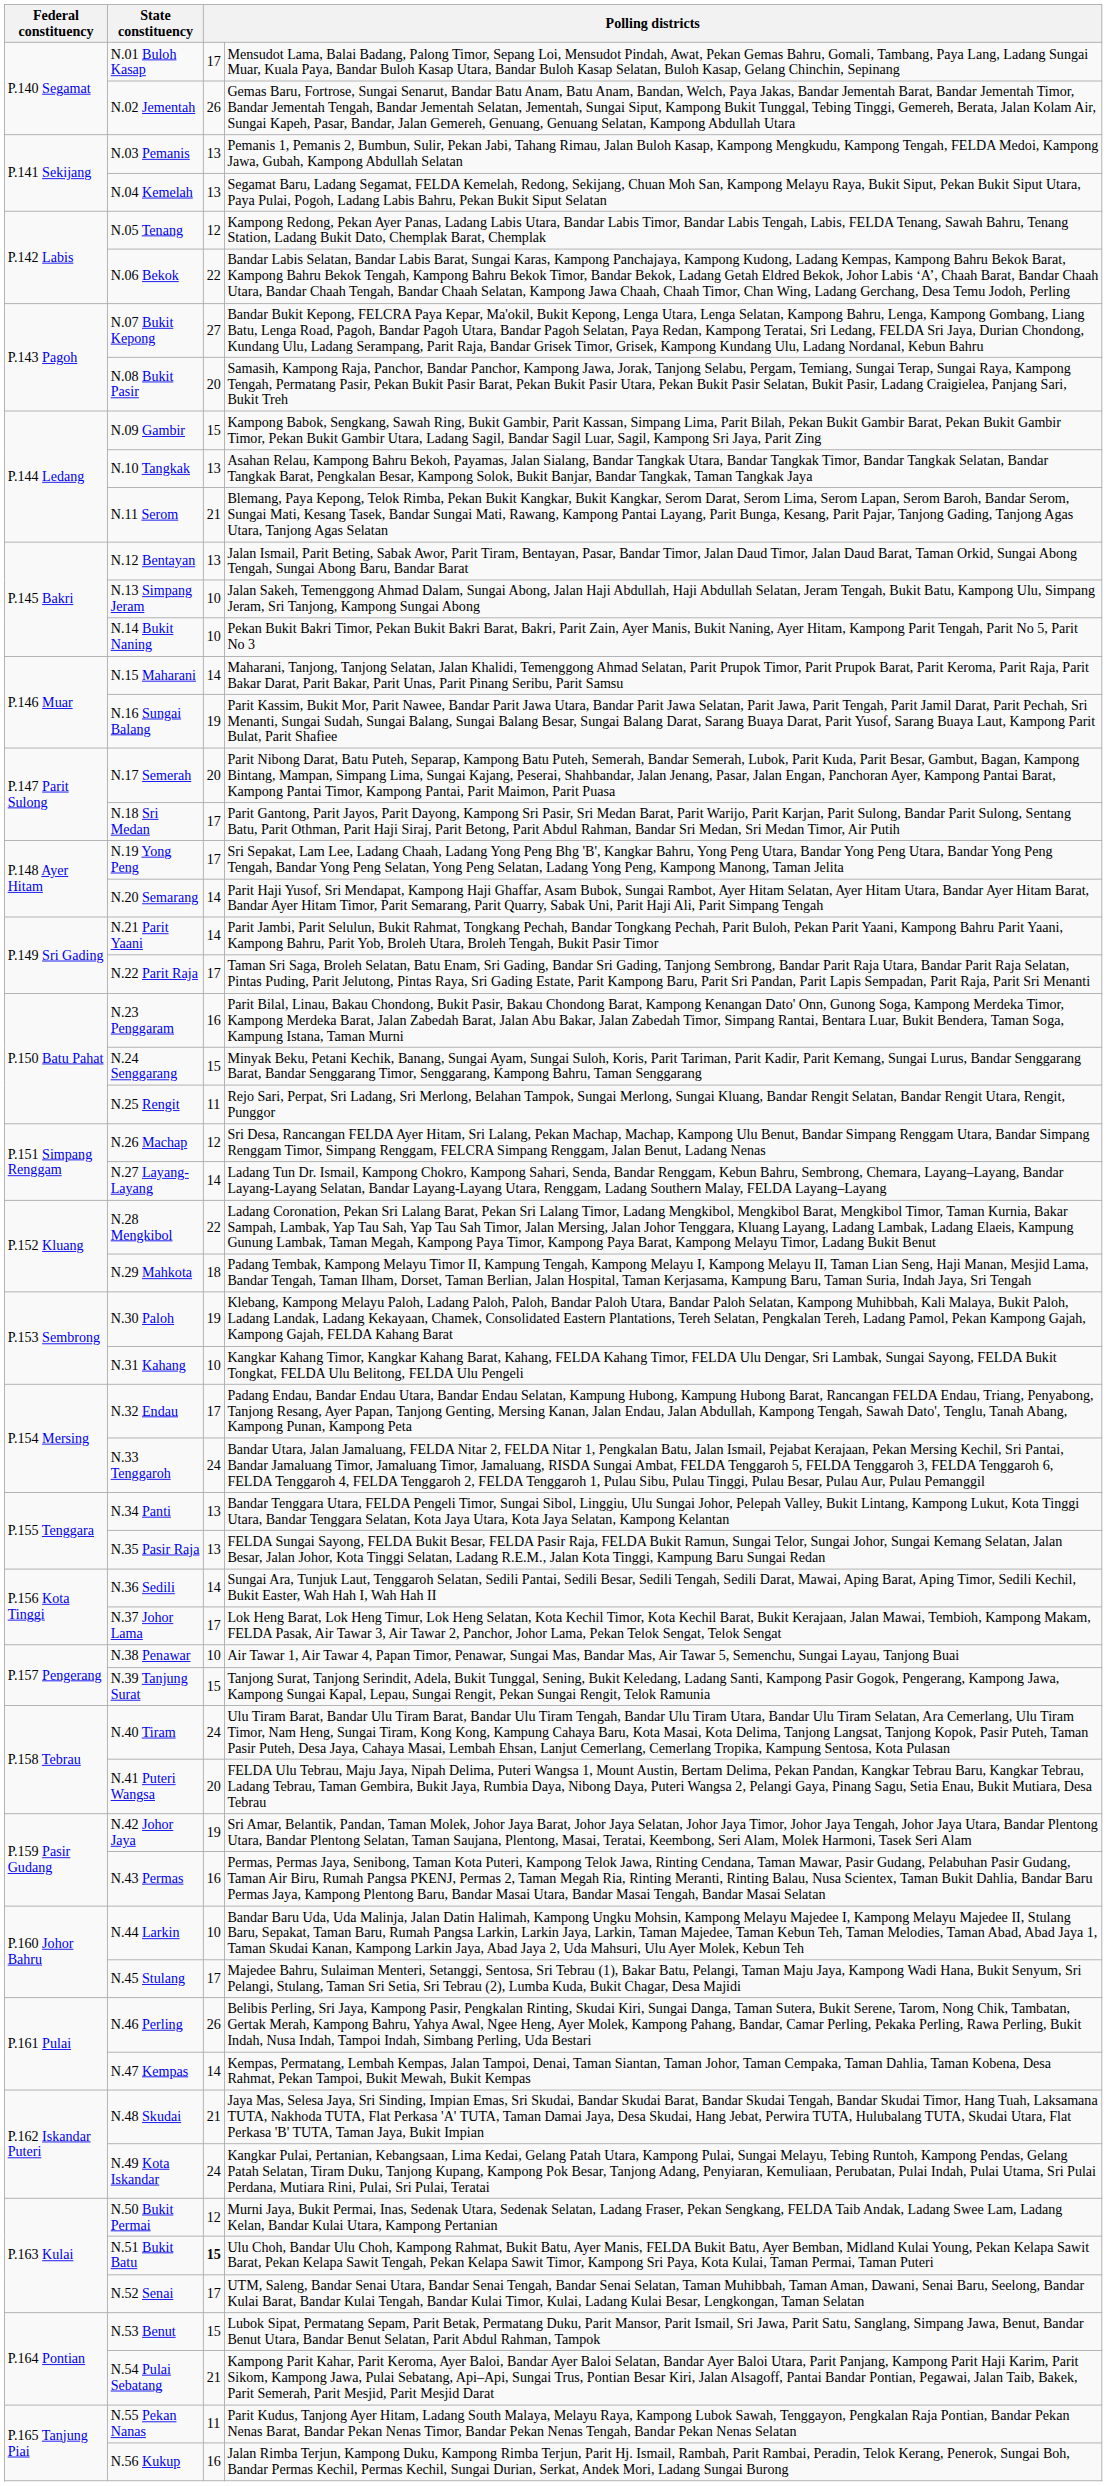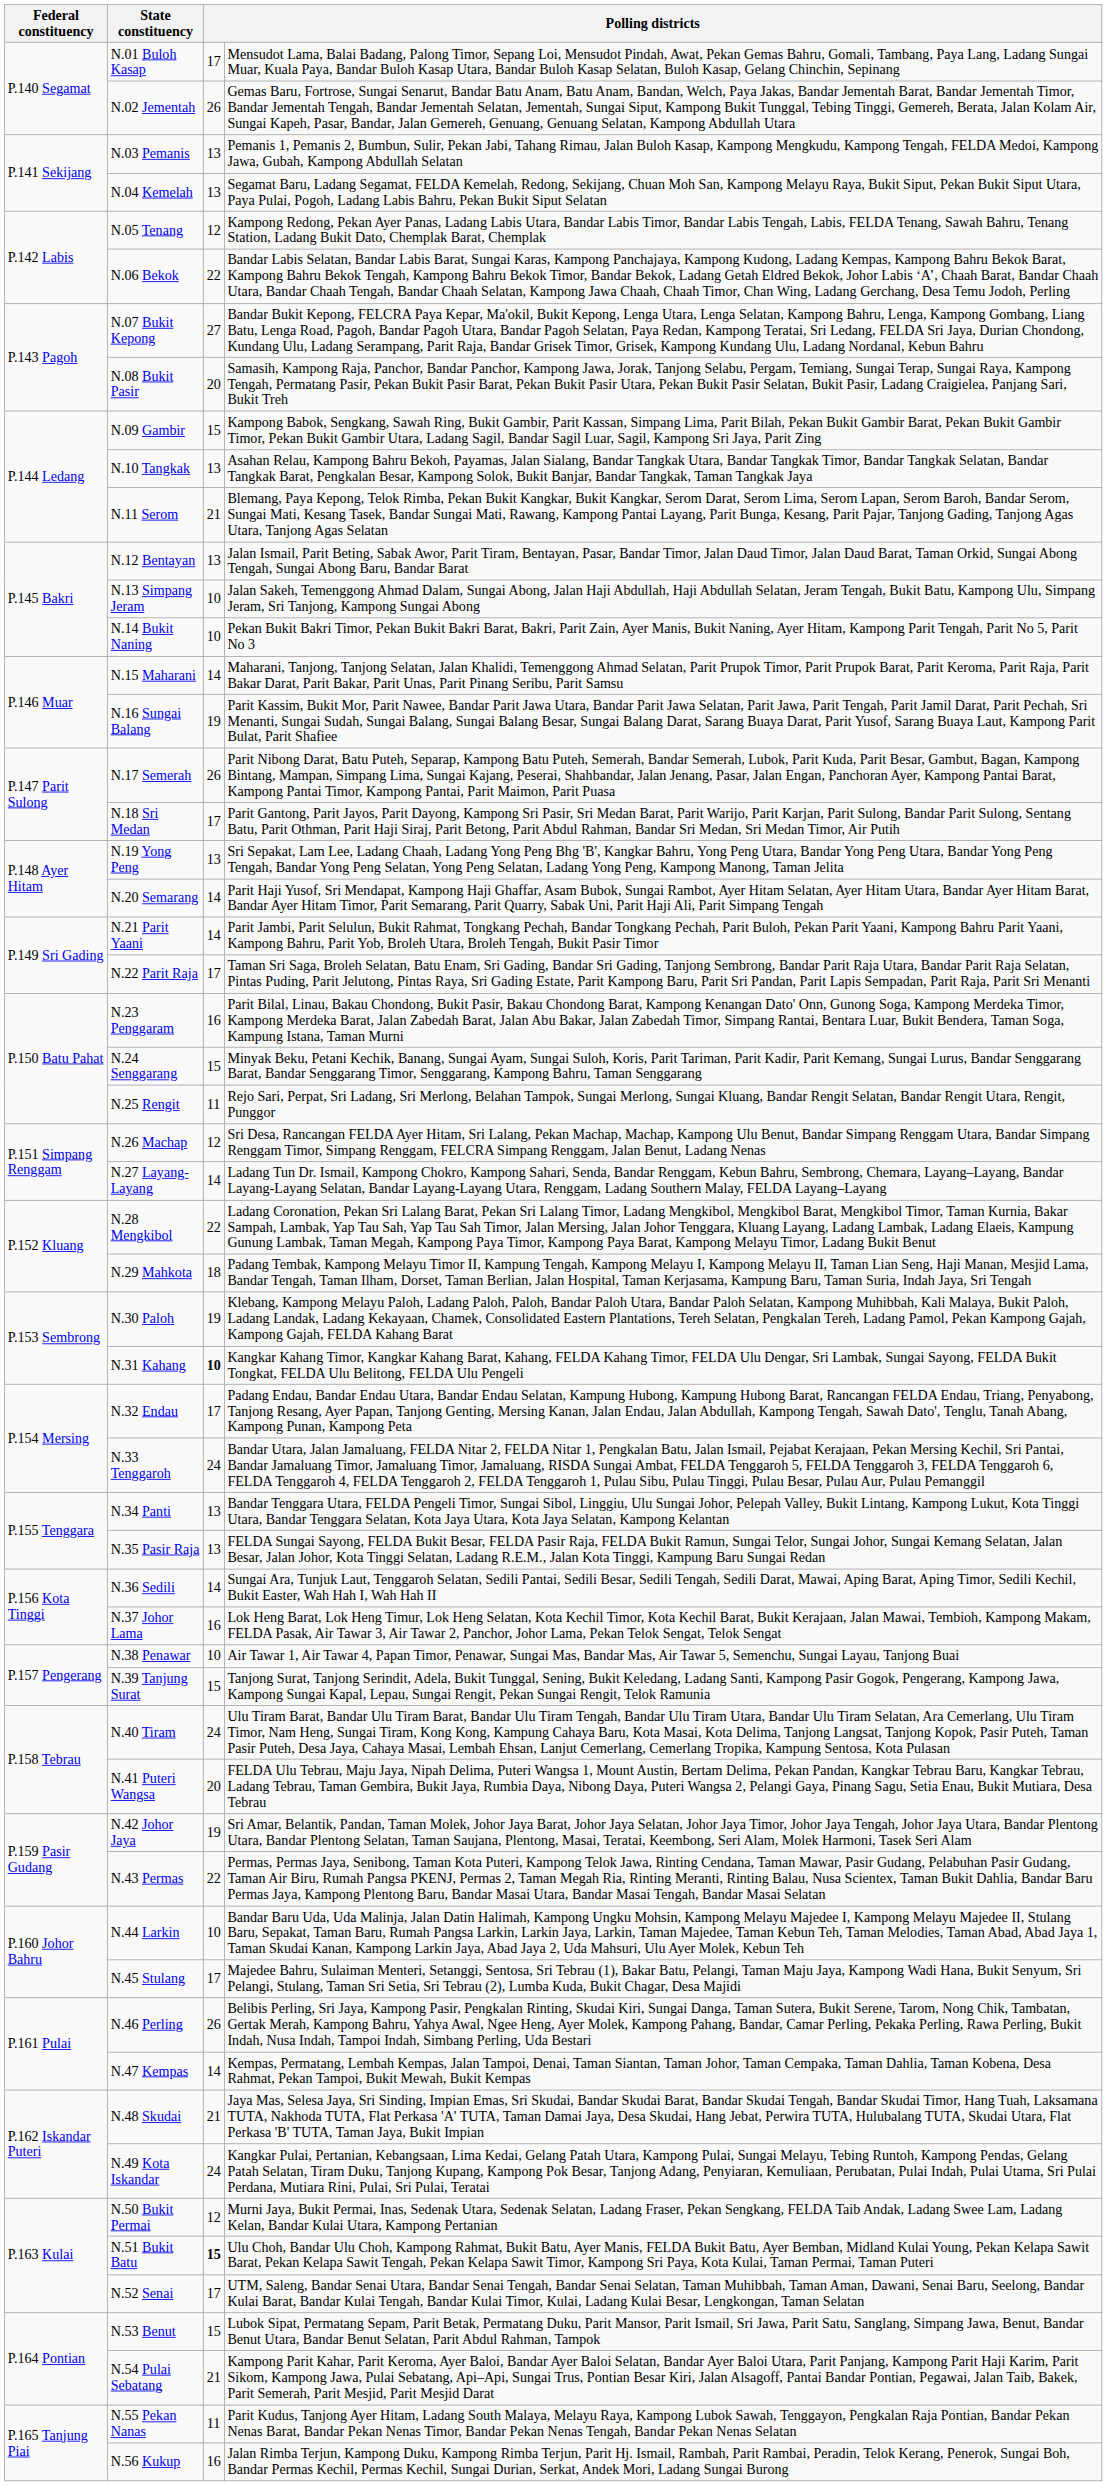(214, 775) 20 -> (214, 775) 26
(214, 859) 17 -> (214, 859) 13
(214, 1365) normal -> (214, 1365) bold
(214, 1625) 17 -> (214, 1625) 16
(214, 1878) 16 -> (214, 1878) 22
